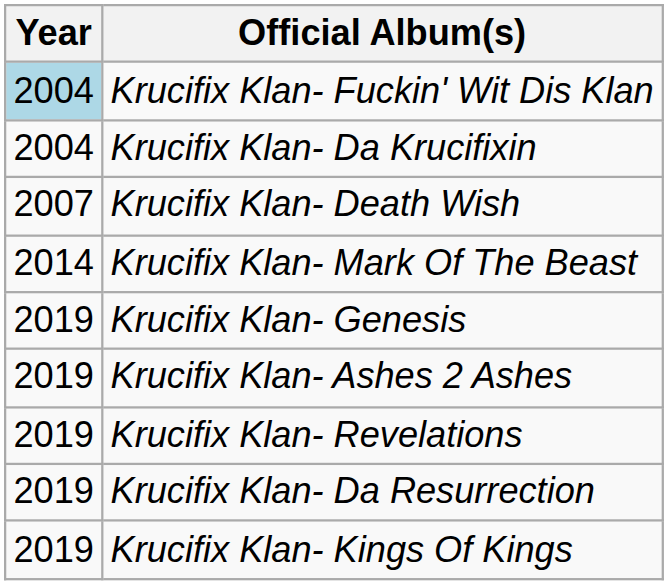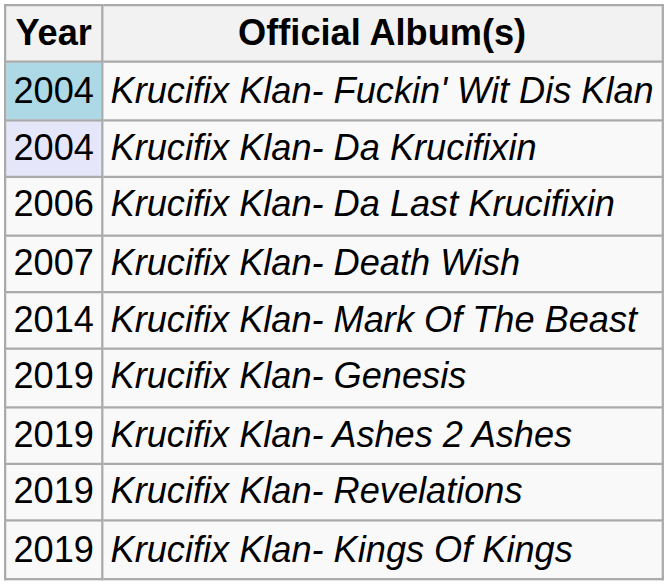(54, 147) no background -> (54, 147) lavender background
+ row: (363, 205)
- row: (353, 491)
